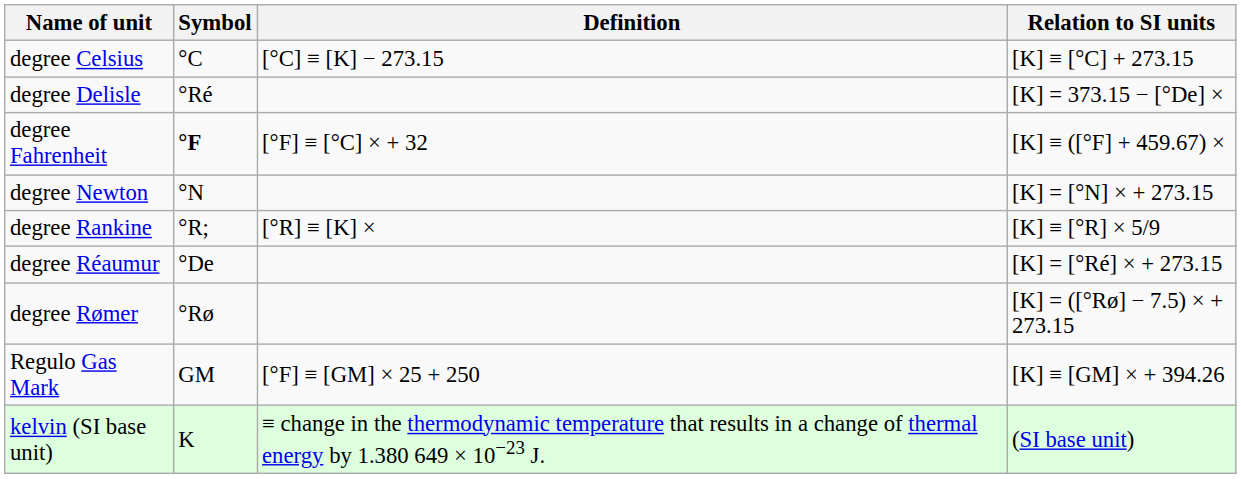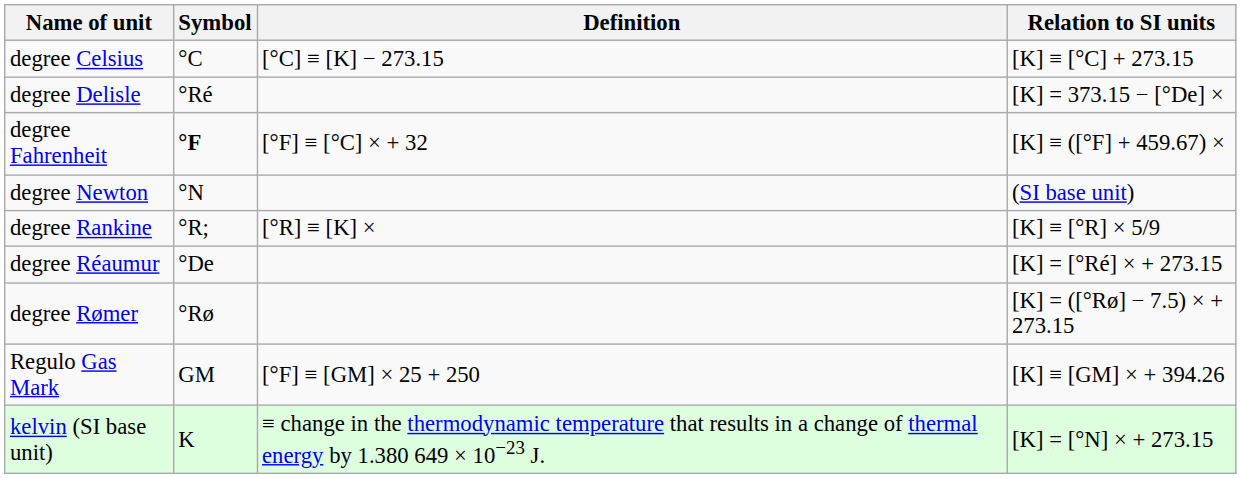(1113, 192) [K] = [°N] × + 273.15 -> (1073, 192) (SI base unit)
(1073, 439) (SI base unit) -> (1113, 439) [K] = [°N] × + 273.15
